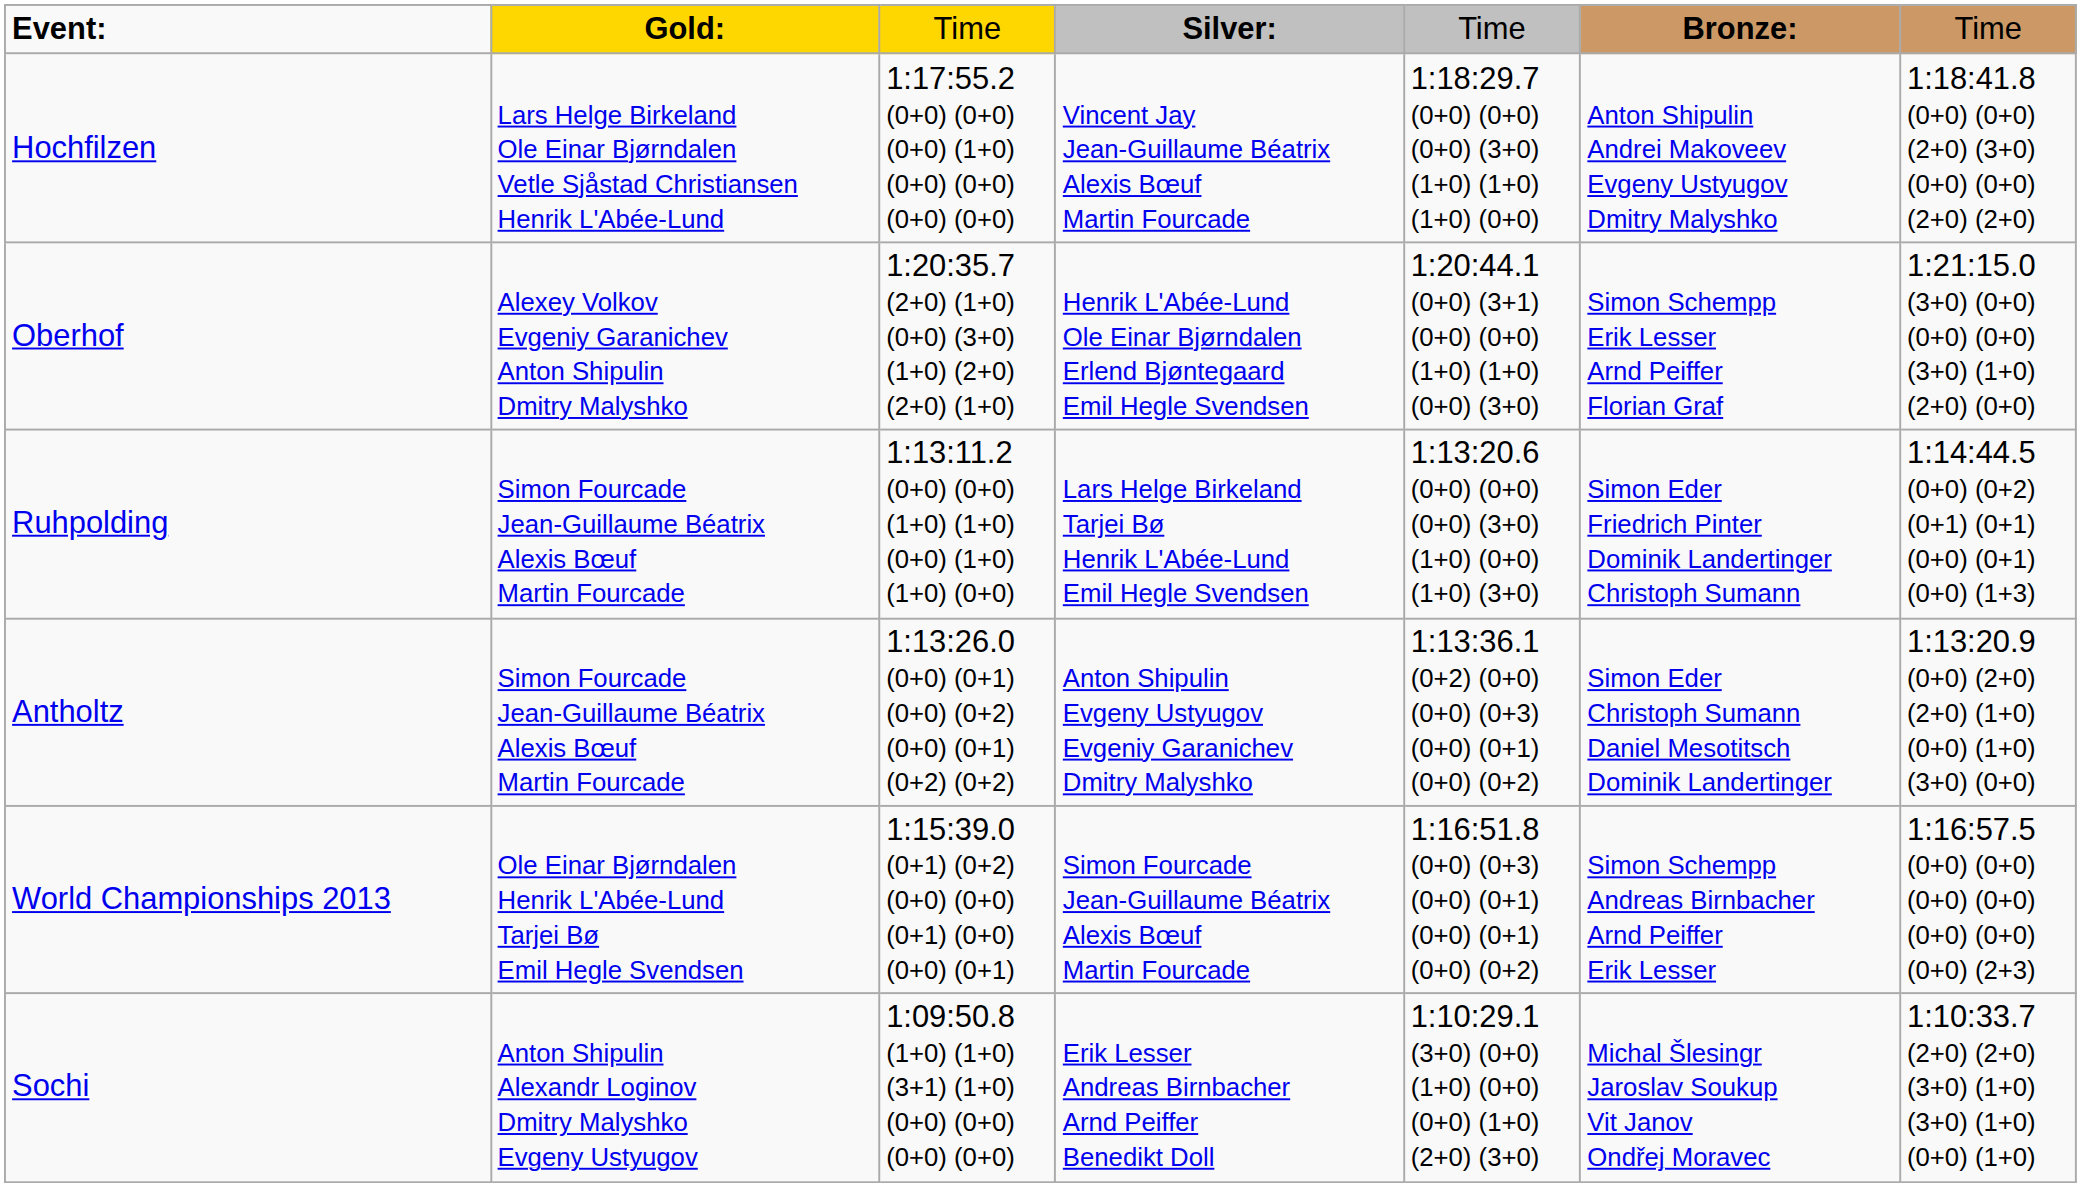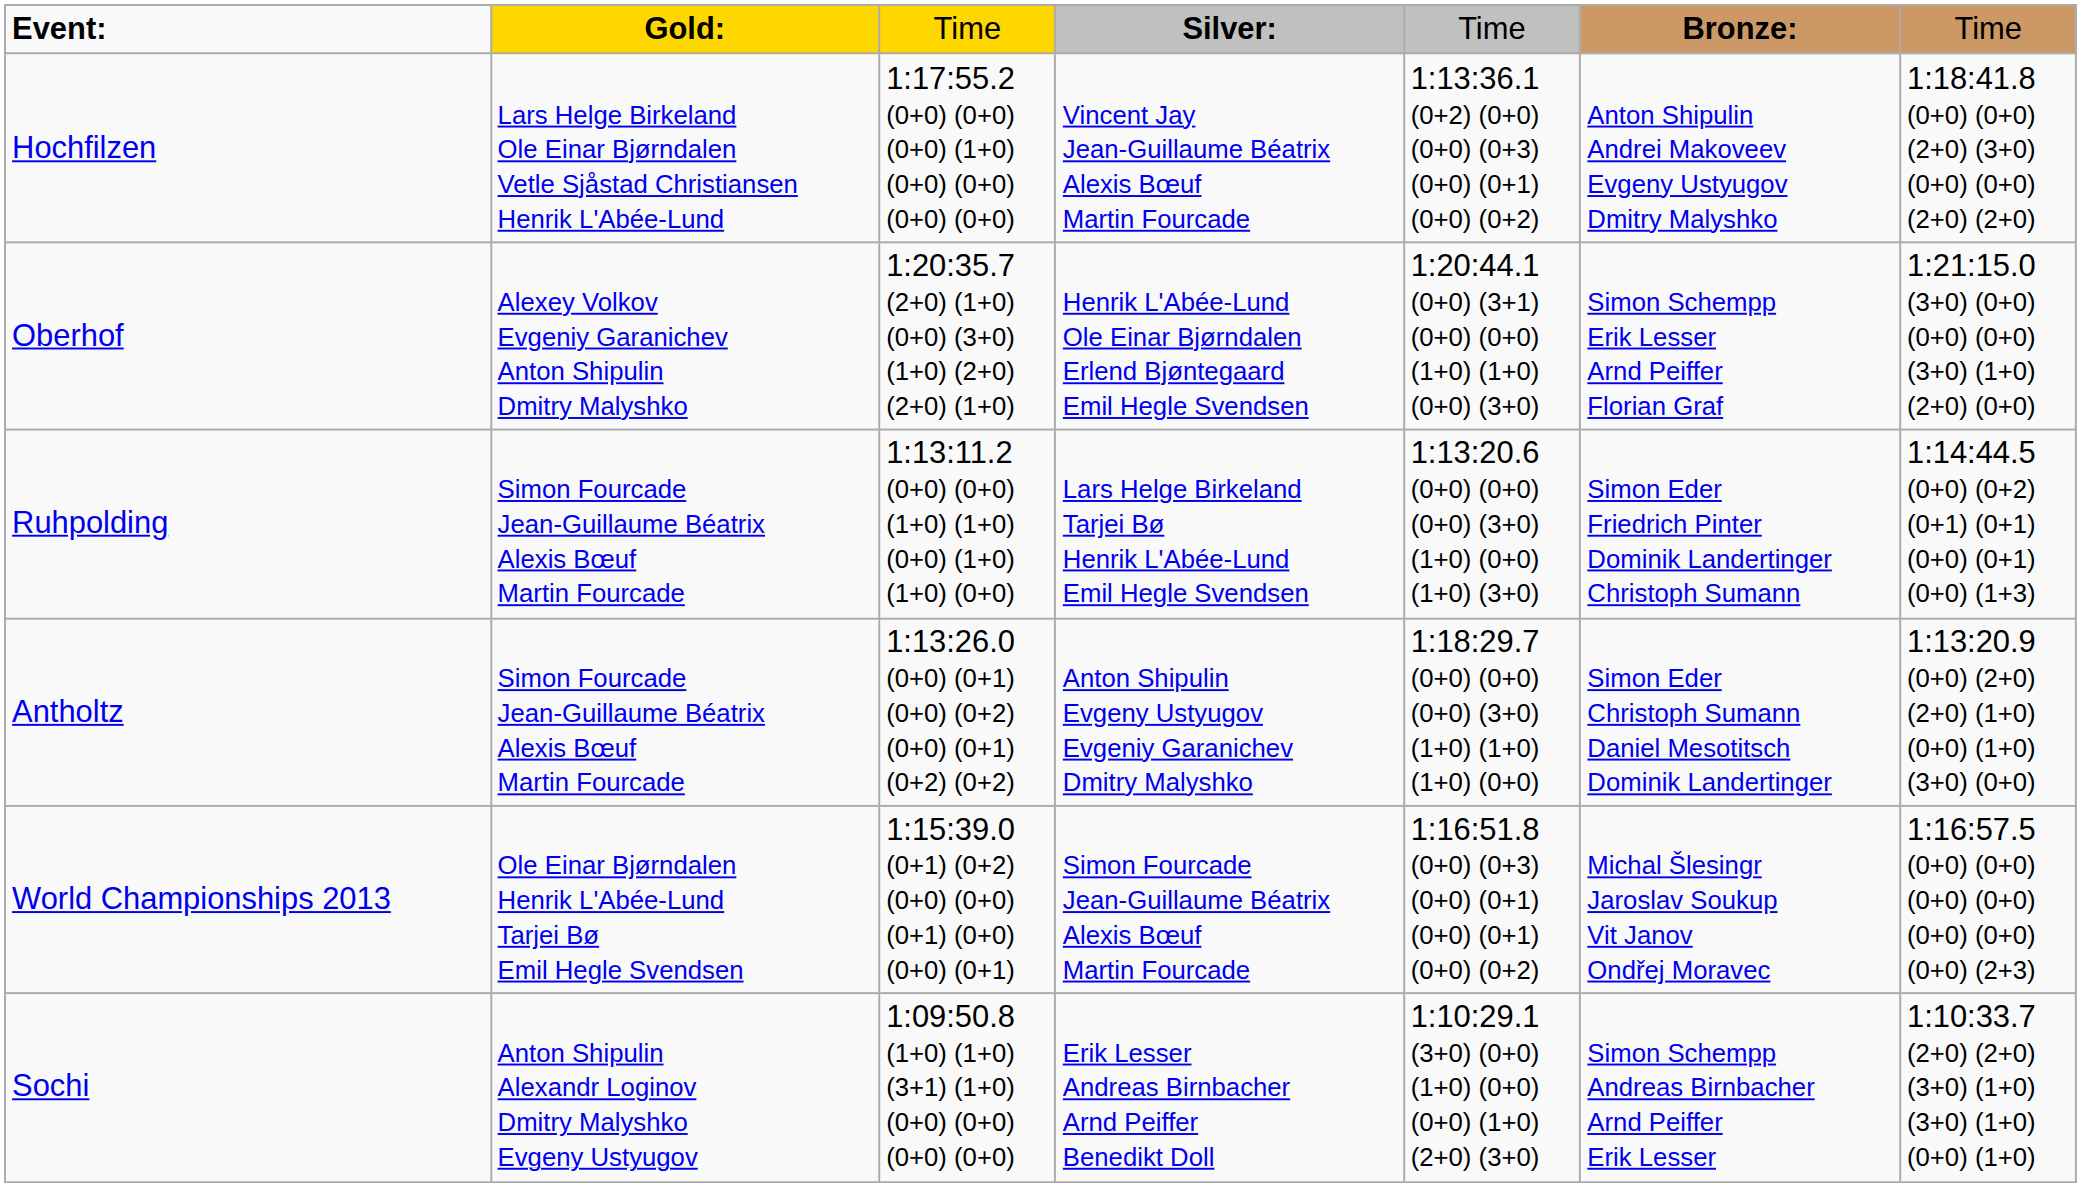(1475, 147) 1:18:29.7 (0+0) (0+0) (0+0) (3+0) (1+0) (1+0) (1+0) (0+0) -> (1475, 147) 1:13:36.1 (0+2) (0+0) (0+0) (0+3) (0+0) (0+1) (0+0) (0+2)
(1475, 711) 1:13:36.1 (0+2) (0+0) (0+0) (0+3) (0+0) (0+1) (0+0) (0+2) -> (1475, 711) 1:18:29.7 (0+0) (0+0) (0+0) (3+0) (1+0) (1+0) (1+0) (0+0)
(1701, 918) Simon Schempp Andreas Birnbacher Arnd Peiffer Erik Lesser -> (1682, 918) Michal Šlesingr Jaroslav Soukup Vit Janov Ondřej Moravec
(1682, 1106) Michal Šlesingr Jaroslav Soukup Vit Janov Ondřej Moravec -> (1701, 1106) Simon Schempp Andreas Birnbacher Arnd Peiffer Erik Lesser
